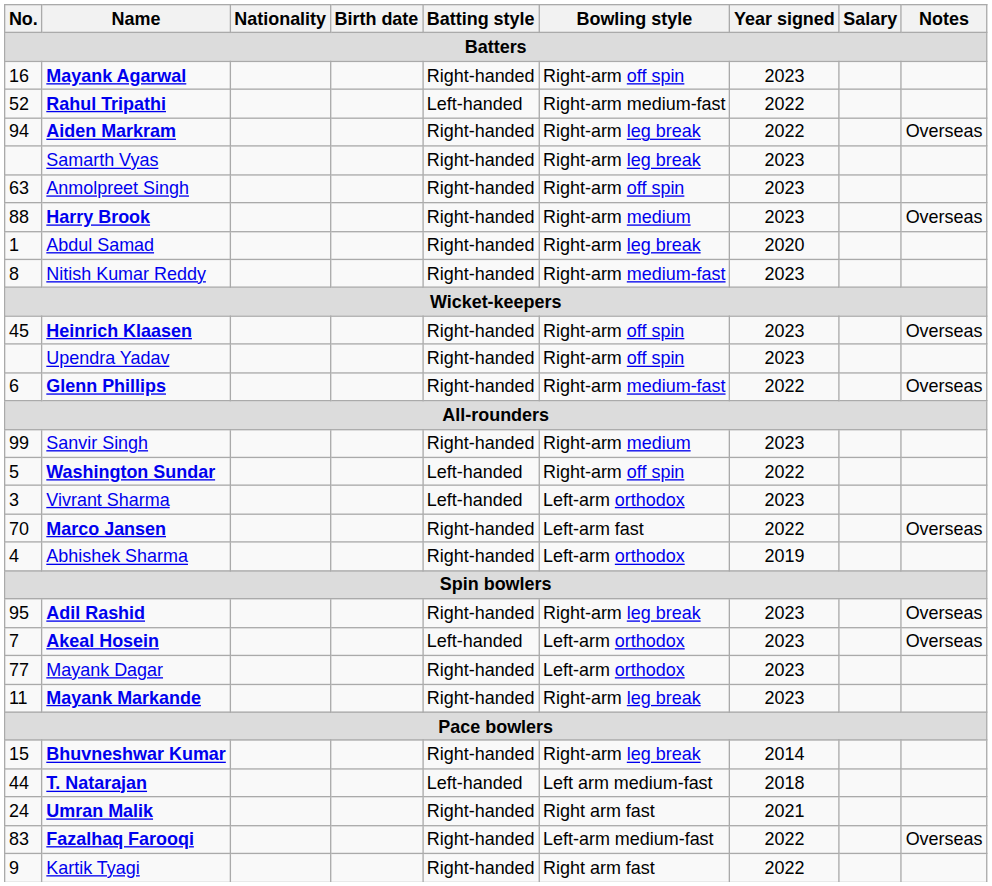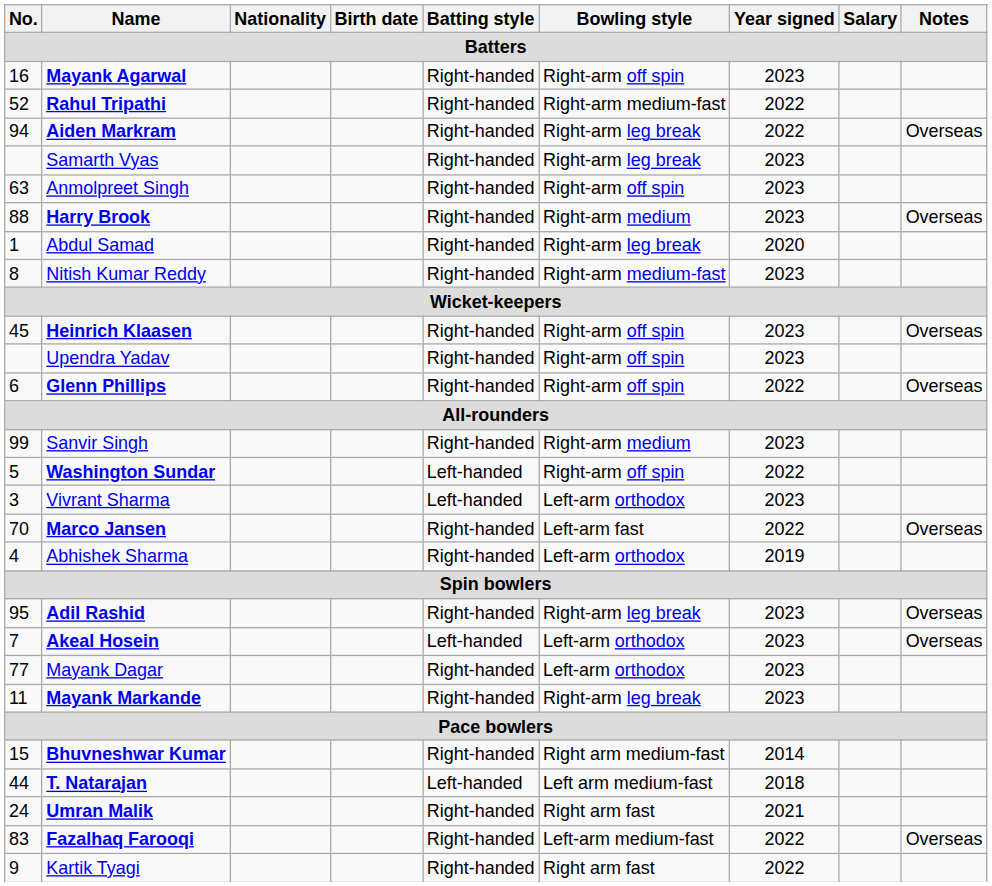(475, 103) Left-handed -> (481, 103) Right-handed
(634, 386) Right-arm medium-fast -> (614, 386) Right-arm off spin
(622, 754) Right-arm leg break -> (634, 754) Right arm medium-fast
